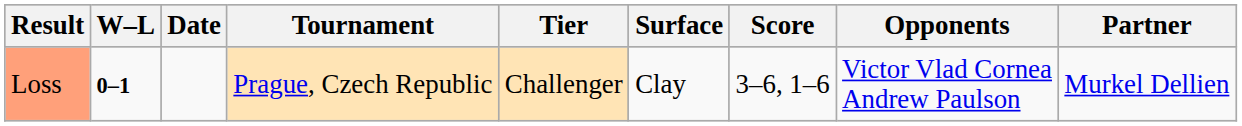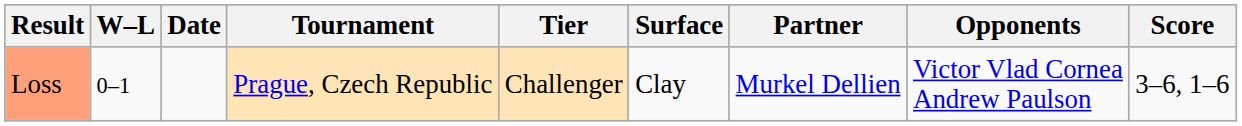columns swapped: (1147, 25) <-> (783, 25)
(113, 83) bold -> (113, 85) normal
